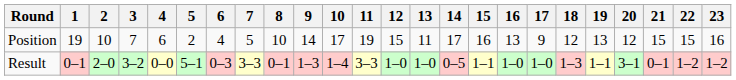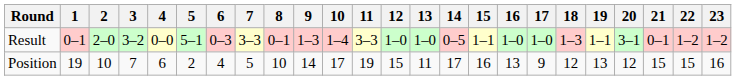rows swapped: (27, 63) <-> (32, 39)
